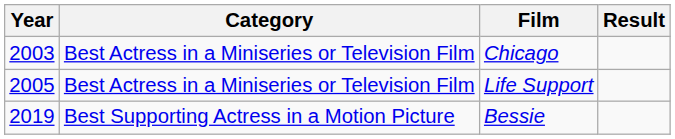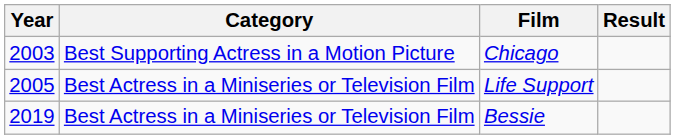(269, 52) Best Actress in a Miniseries or Television Film -> (259, 52) Best Supporting Actress in a Motion Picture
(259, 117) Best Supporting Actress in a Motion Picture -> (269, 117) Best Actress in a Miniseries or Television Film
